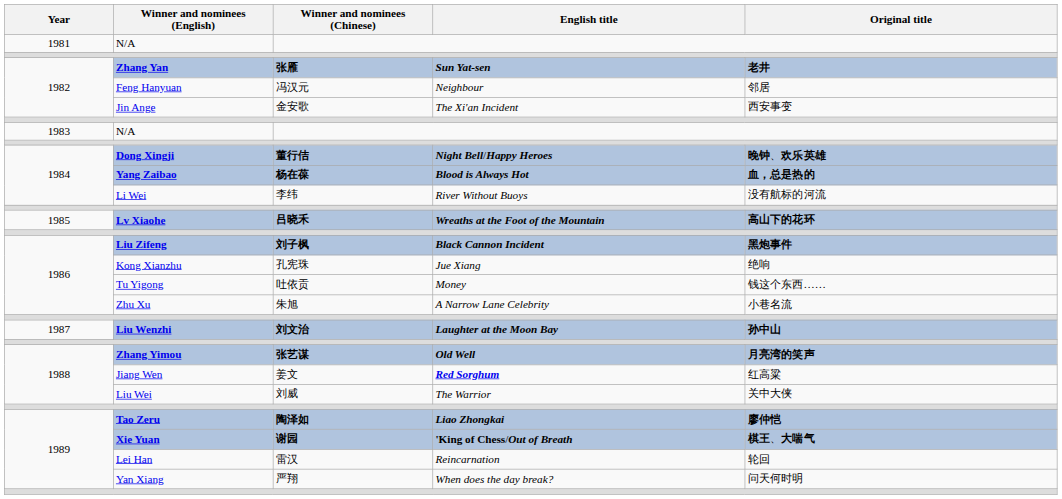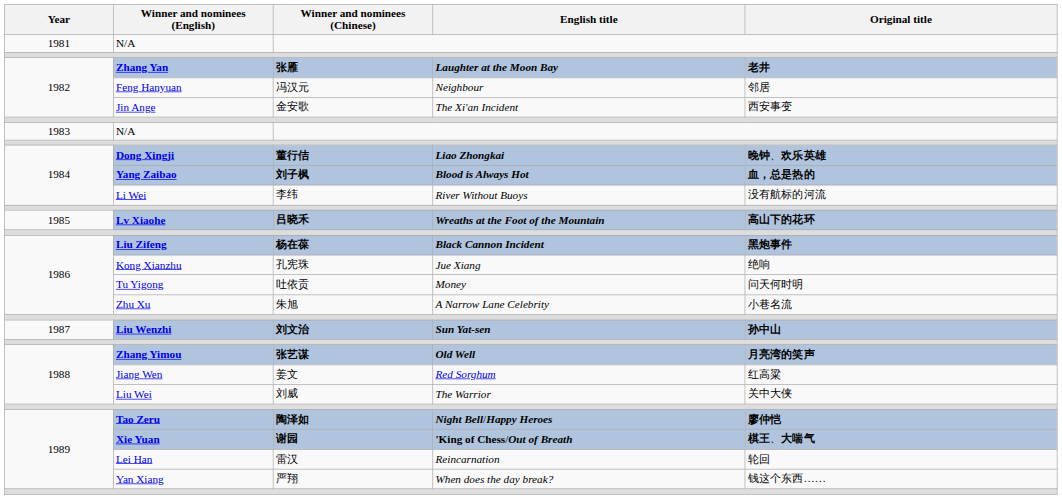(463, 67) Sun Yat-sen -> (497, 67) Laughter at the Moon Bay
(494, 155) Night Bell/Happy Heroes -> (470, 155) Liao Zhongkai
(292, 174) 杨在葆 -> (292, 174) 刘子枫
(292, 244) 刘子枫 -> (292, 244) 杨在葆
(787, 284) 钱这个东西…… -> (776, 284) 问天何时明
(497, 329) Laughter at the Moon Bay -> (463, 329) Sun Yat-sen
(467, 374) bold -> (466, 374) normal
(470, 419) Liao Zhongkai -> (494, 419) Night Bell/Happy Heroes
(776, 478) 问天何时明 -> (787, 478) 钱这个东西……
